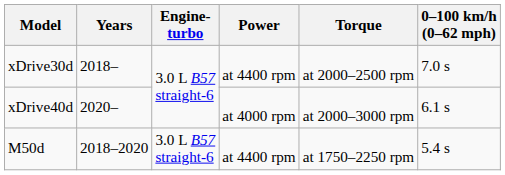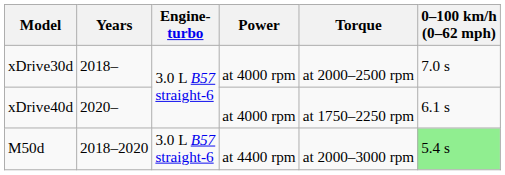(259, 74) at 4400 rpm -> (259, 74) at 4000 rpm
(358, 116) at 2000–3000 rpm -> (358, 116) at 1750–2250 rpm
(358, 157) at 1750–2250 rpm -> (358, 157) at 2000–3000 rpm
(436, 148) no background -> (436, 148) lightgreen background
